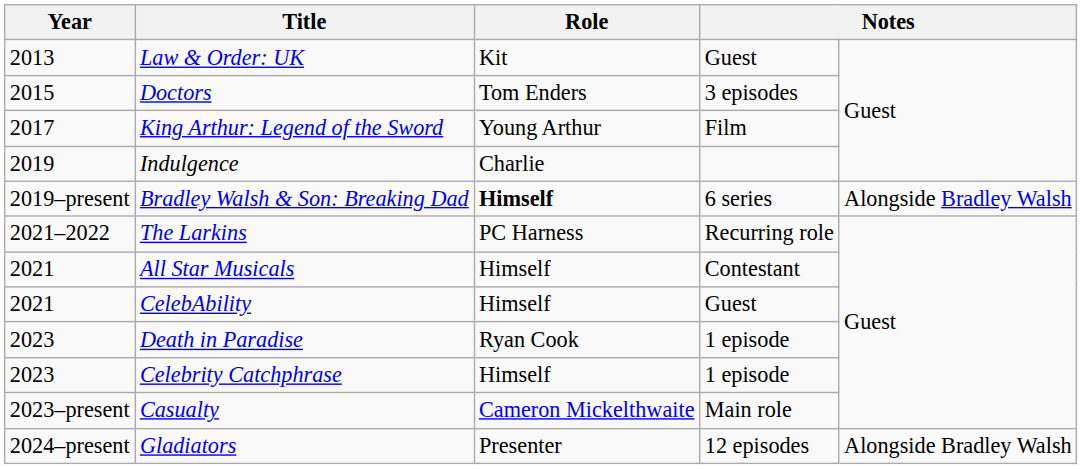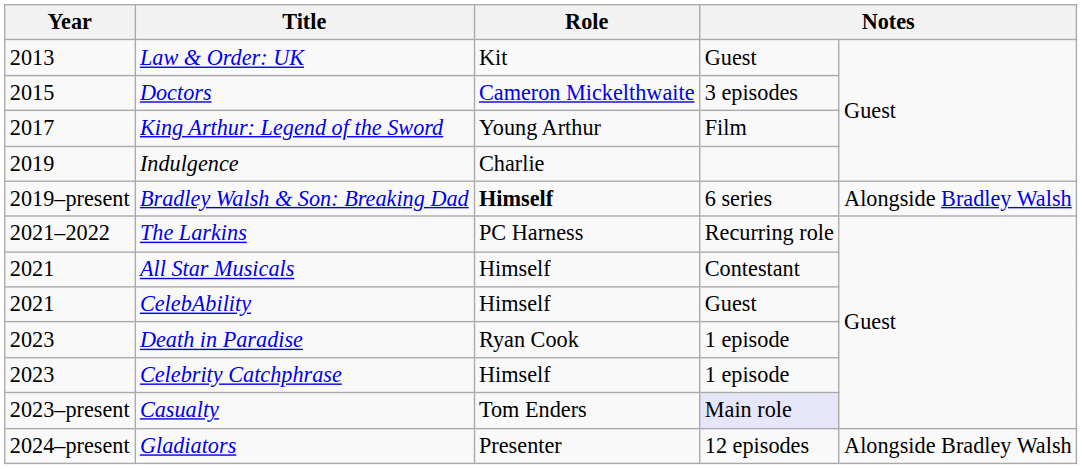(533, 92) Tom Enders -> (587, 92) Cameron Mickelthwaite
(587, 410) Cameron Mickelthwaite -> (533, 410) Tom Enders
(748, 410) no background -> (748, 410) lavender background
